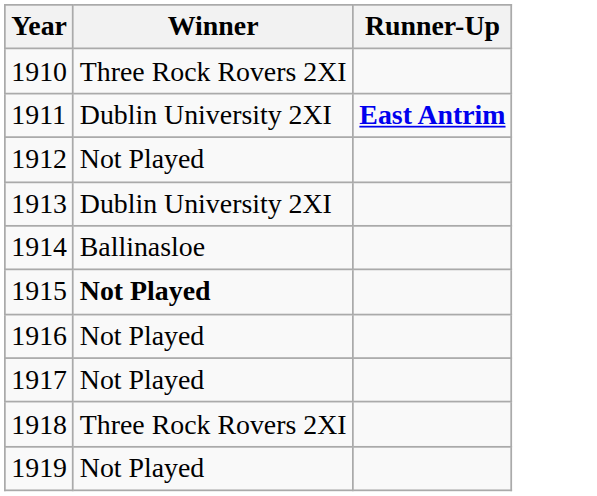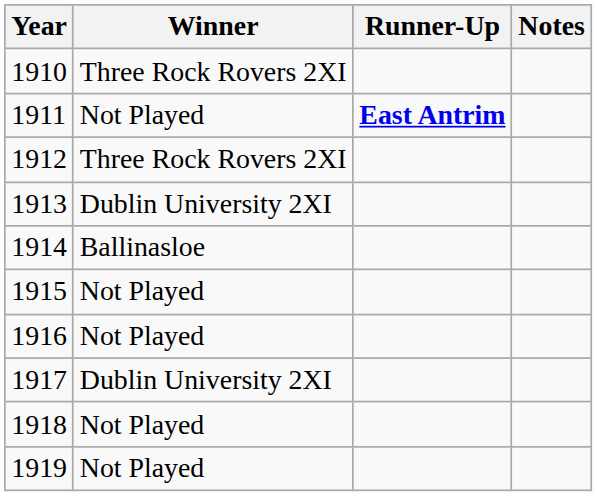+ column: (552, 26)
(206, 114) Dublin University 2XI -> (142, 114) Not Played
(142, 159) Not Played -> (213, 159) Three Rock Rovers 2XI
(145, 291) bold -> (142, 291) normal
(142, 379) Not Played -> (206, 379) Dublin University 2XI
(213, 423) Three Rock Rovers 2XI -> (142, 423) Not Played
